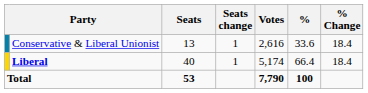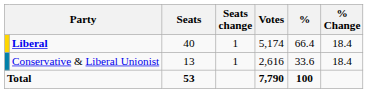rows swapped: (30, 61) <-> (86, 43)
